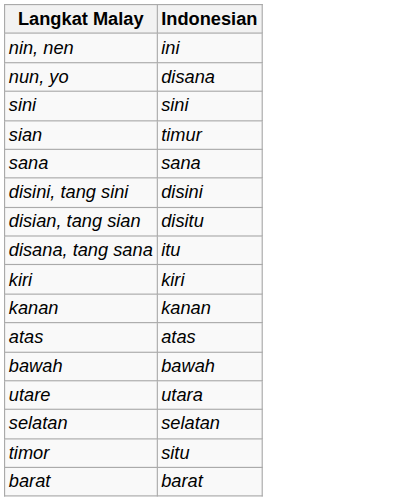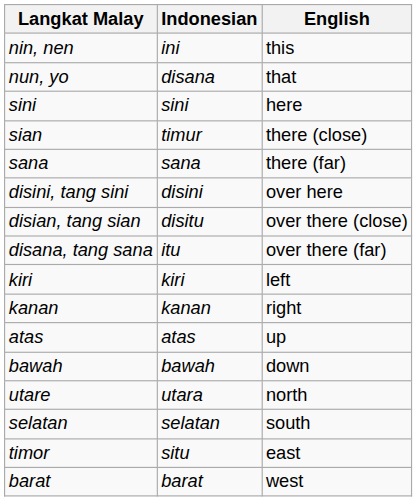+ column: (337, 18)
